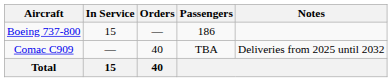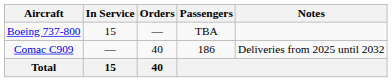(206, 31) 186 -> (206, 31) TBA
(206, 49) TBA -> (206, 49) 186
